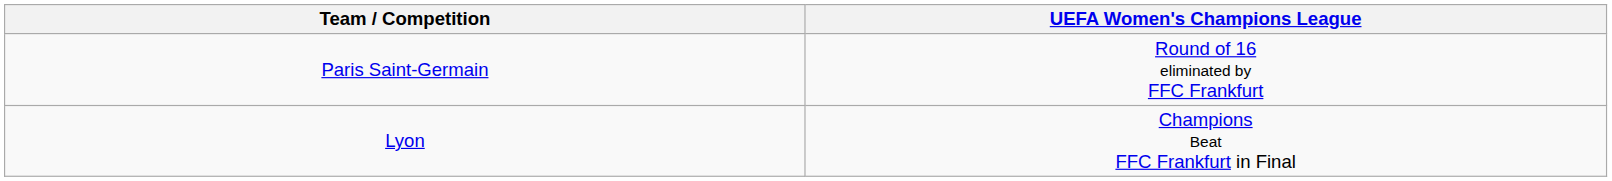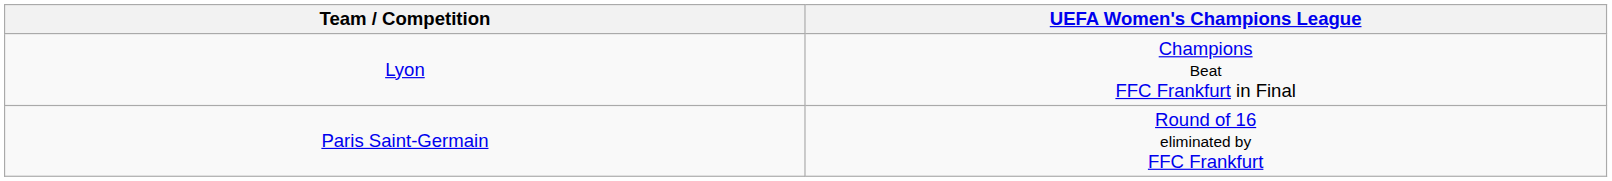rows swapped: (405, 140) <-> (405, 69)
